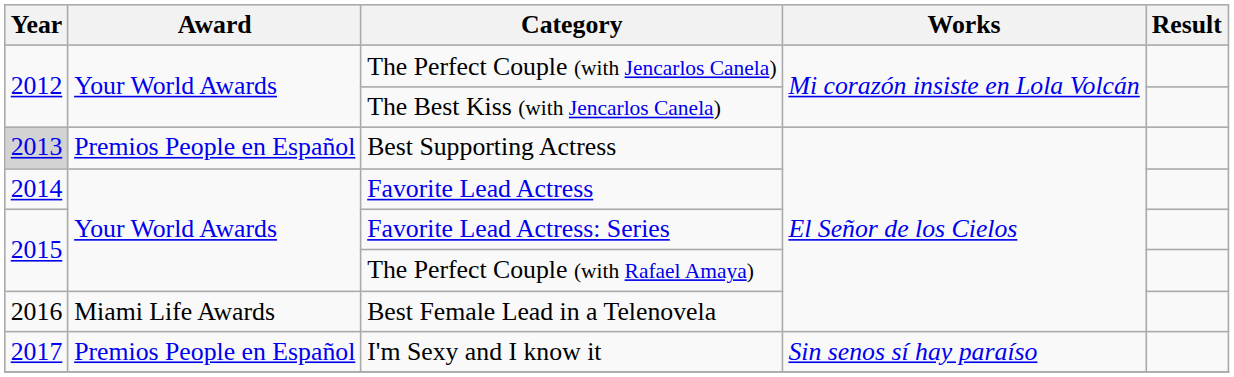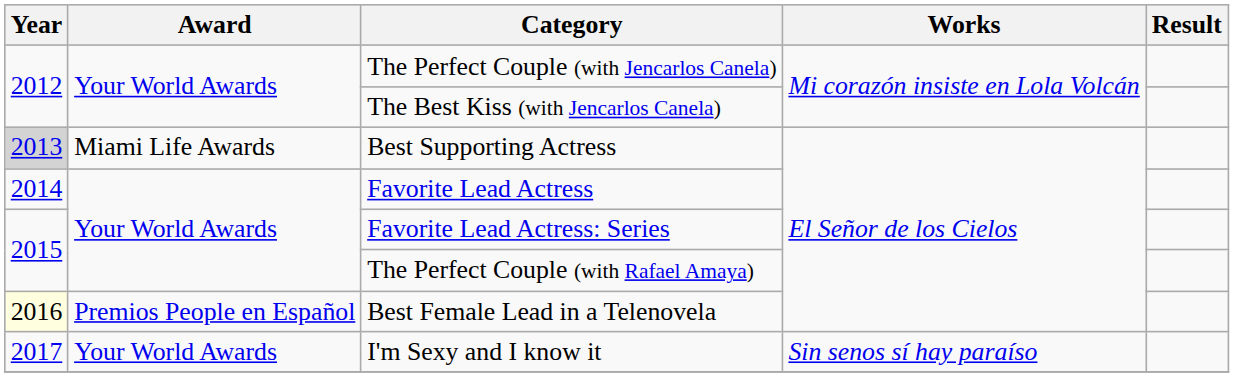(215, 147) Premios People en Español -> (175, 147) Miami Life Awards
(37, 310) no background -> (37, 310) lightyellow background
(175, 310) Miami Life Awards -> (215, 310) Premios People en Español
(215, 351) Premios People en Español -> (176, 351) Your World Awards
